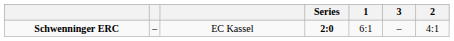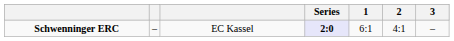columns swapped: (433, 12) <-> (399, 12)
(327, 28) no background -> (327, 28) lavender background
